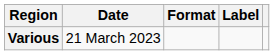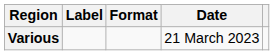columns swapped: (113, 15) <-> (241, 15)
